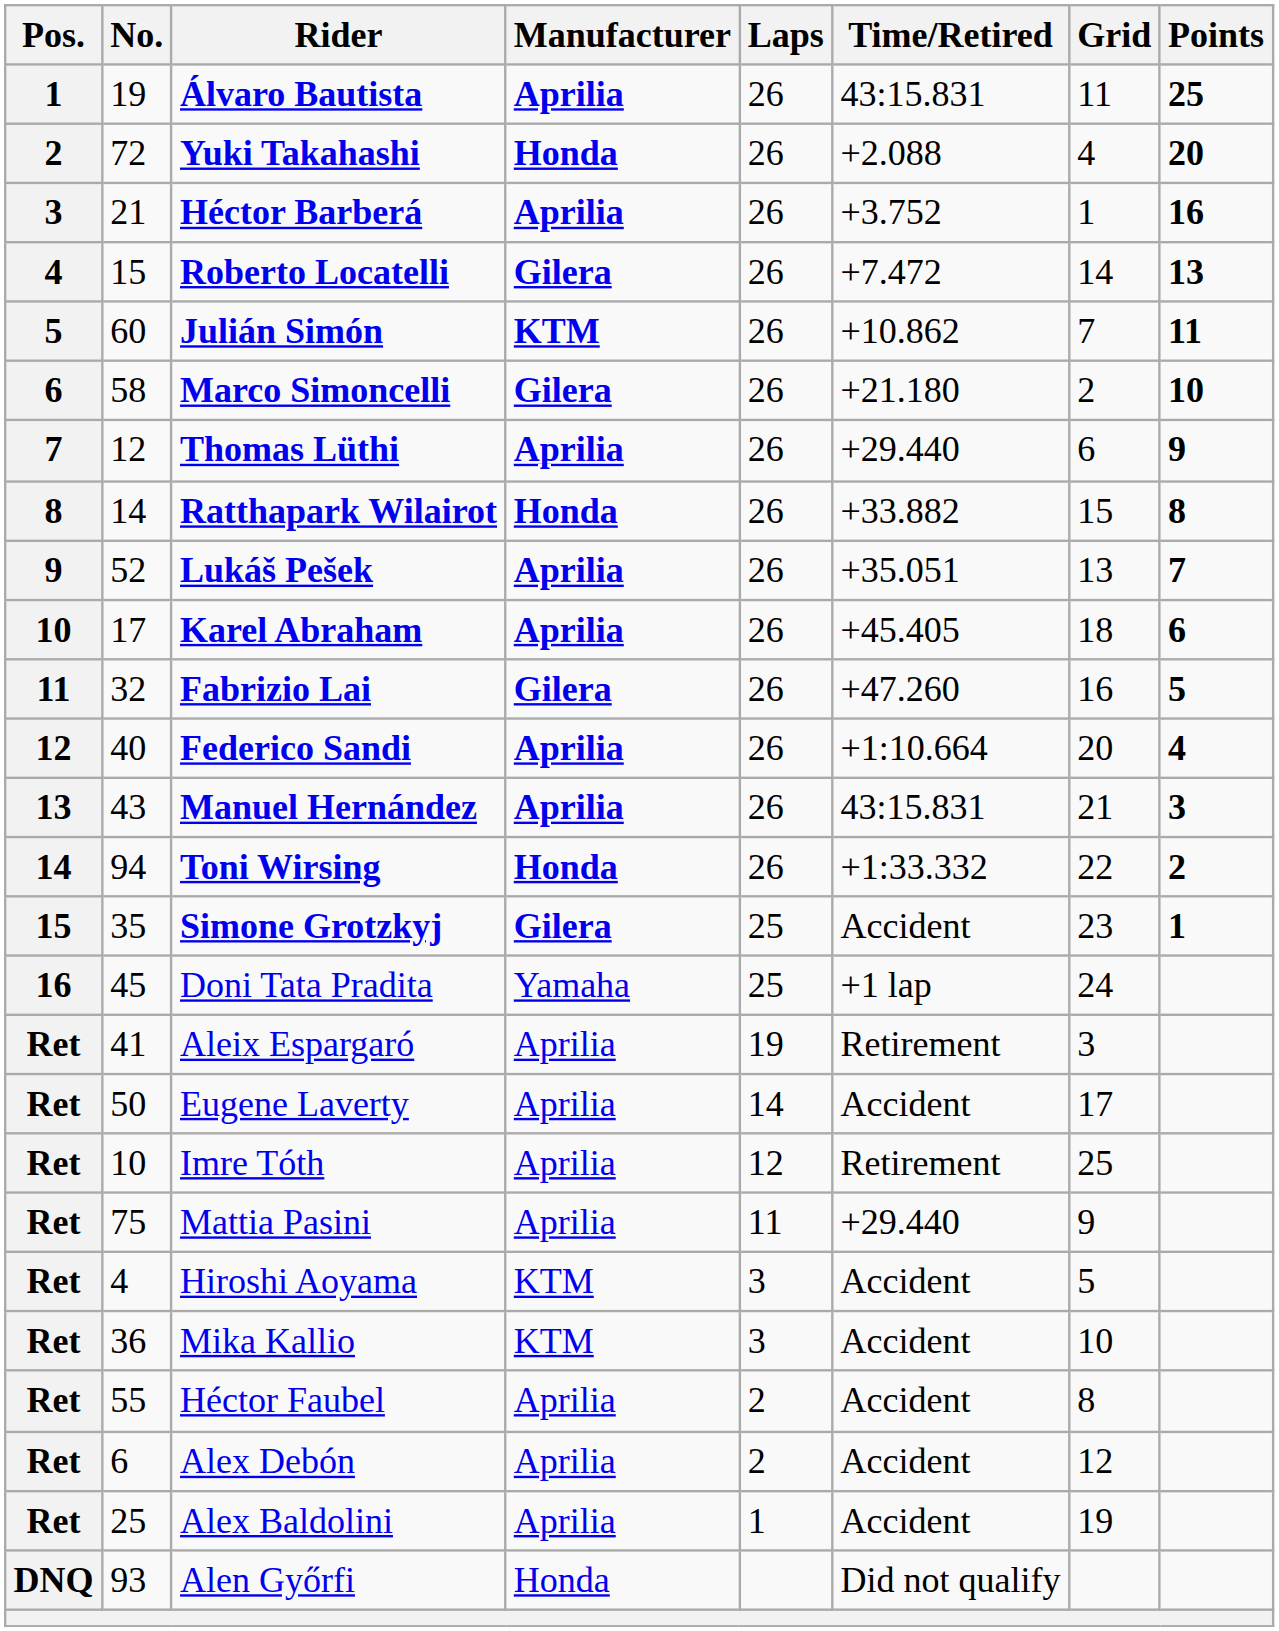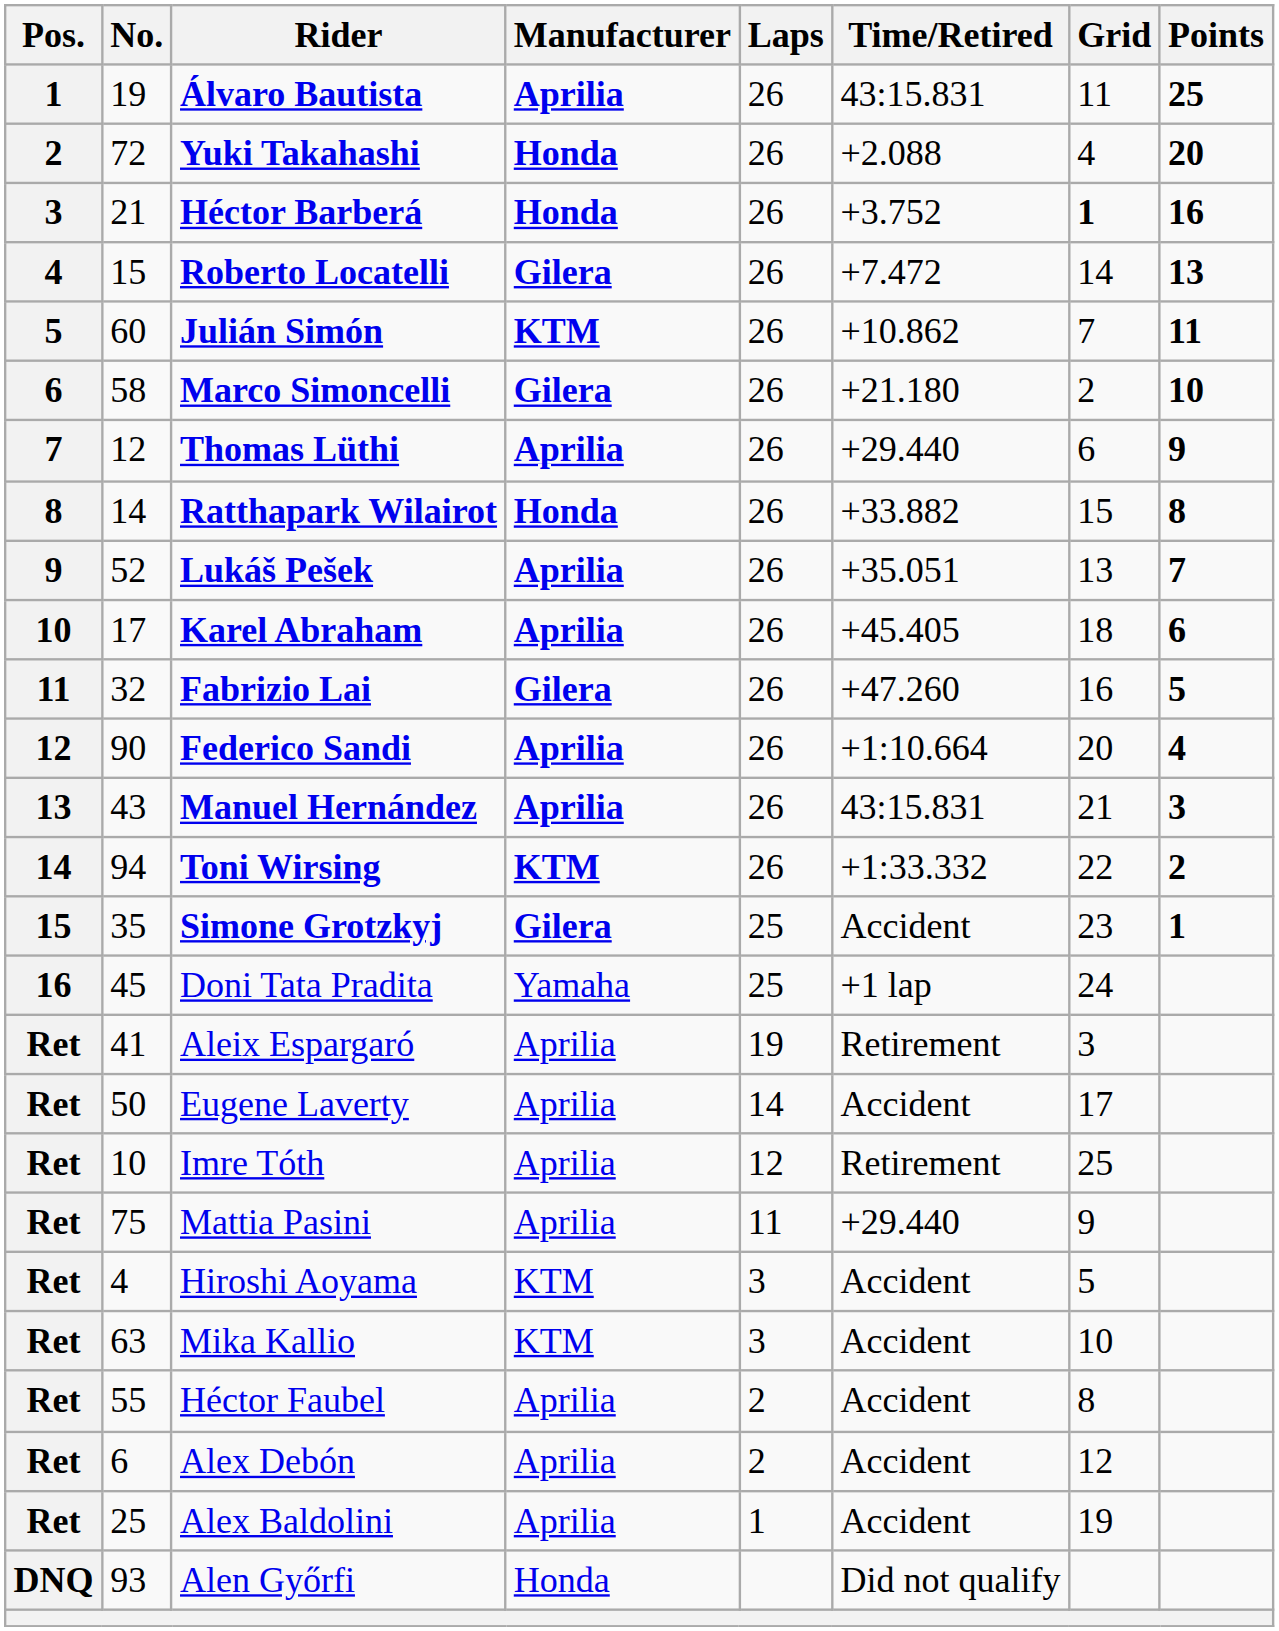(569, 212) Aprilia -> (566, 212) Honda
(1086, 212) normal -> (1086, 212) bold
(128, 747) 40 -> (128, 747) 90
(566, 865) Honda -> (557, 865) KTM
(128, 1341) 36 -> (128, 1341) 63
